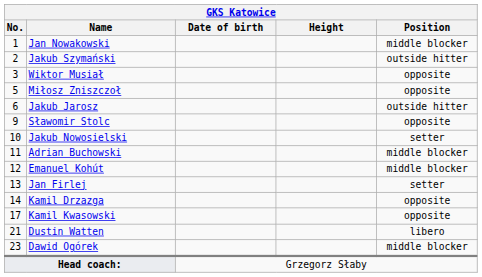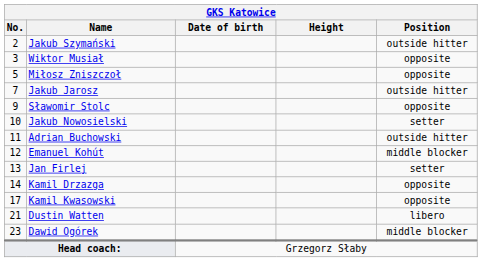- row: (69, 44)
(15, 106) 6 -> (15, 91) 7
(427, 153) middle blocker -> (427, 138) outside hitter
